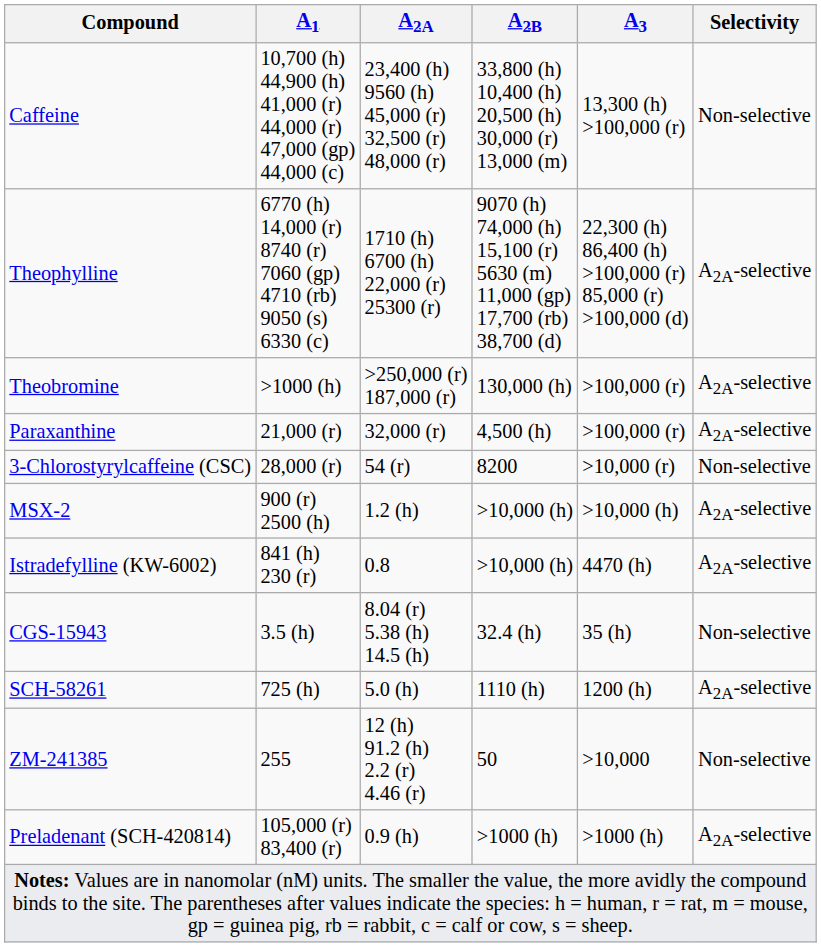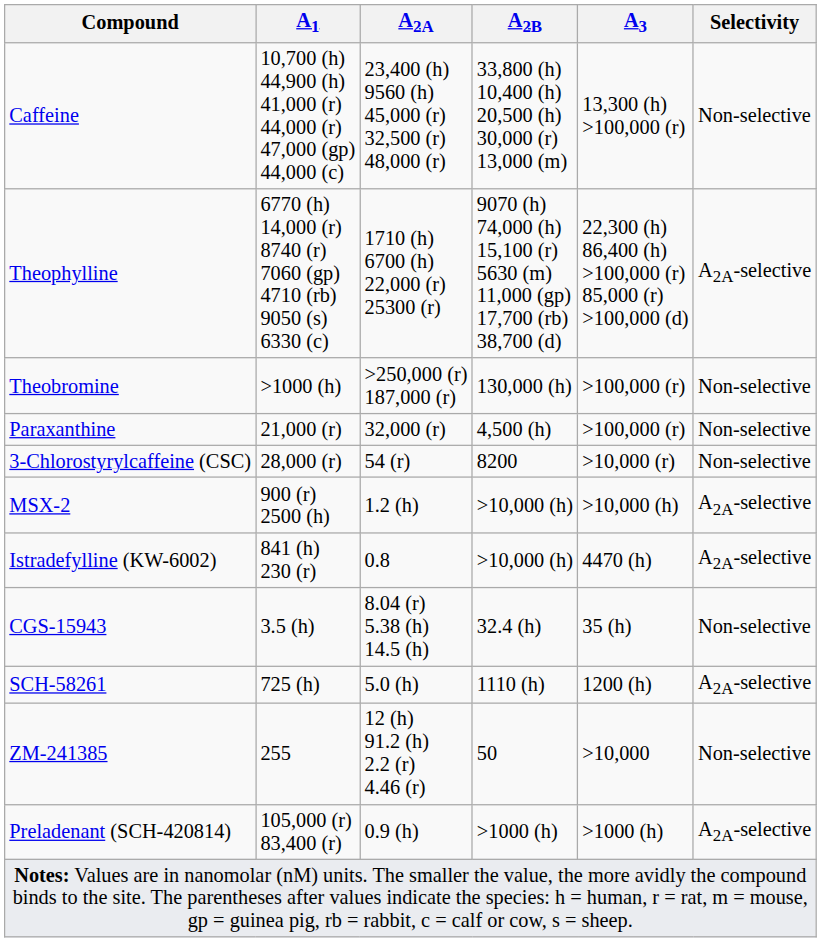(755, 385) A2A-selective -> (754, 385) Non-selective
(755, 431) A2A-selective -> (754, 429) Non-selective
